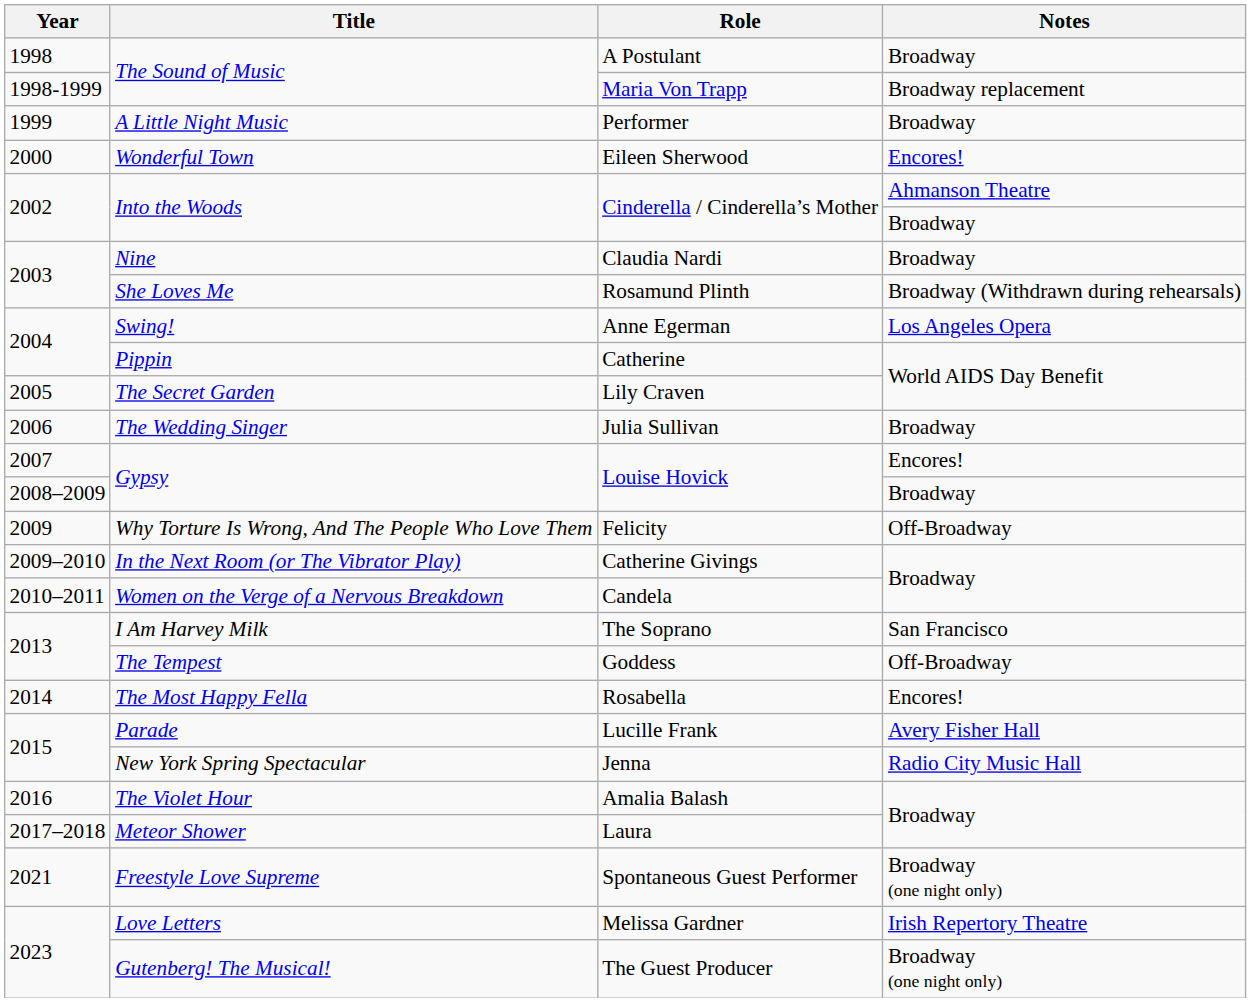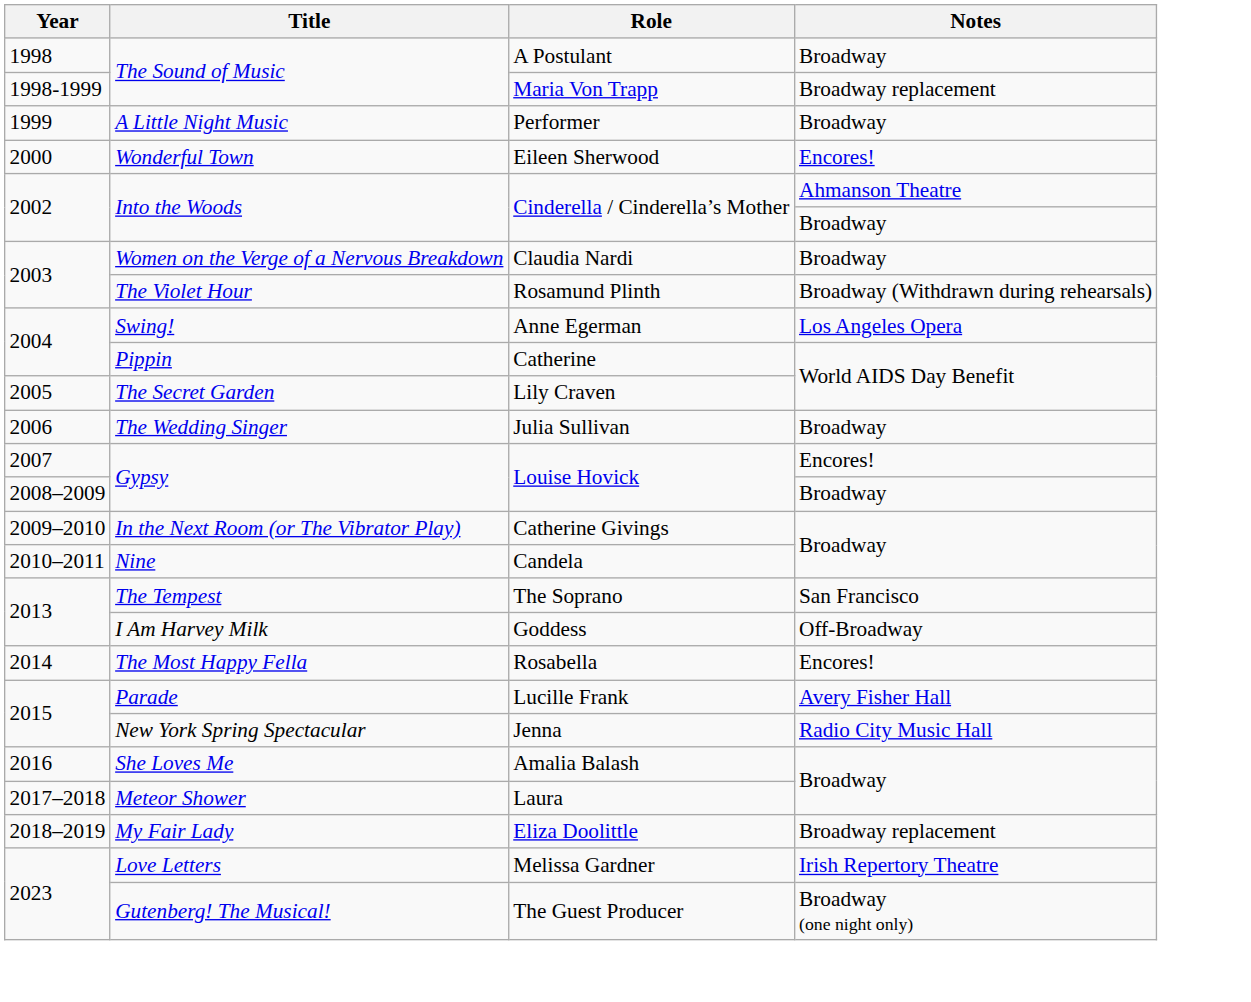(135, 257) Nine -> (309, 257) Women on the Verge of a Nervous Breakdown
(174, 291) She Loves Me -> (184, 291) The Violet Hour
- row: (635, 527)
(309, 595) Women on the Verge of a Nervous Breakdown -> (135, 561) Nine
(191, 628) I Am Harvey Milk -> (168, 595) The Tempest
(168, 662) The Tempest -> (191, 628) I Am Harvey Milk
(184, 797) The Violet Hour -> (174, 763) She Loves Me
+ row: (576, 831)
- row: (730, 877)
